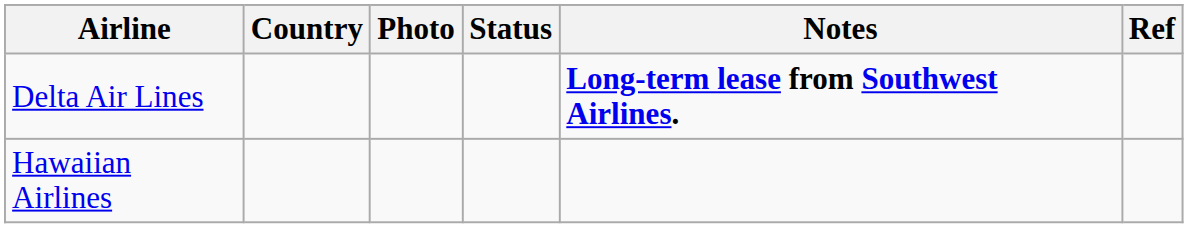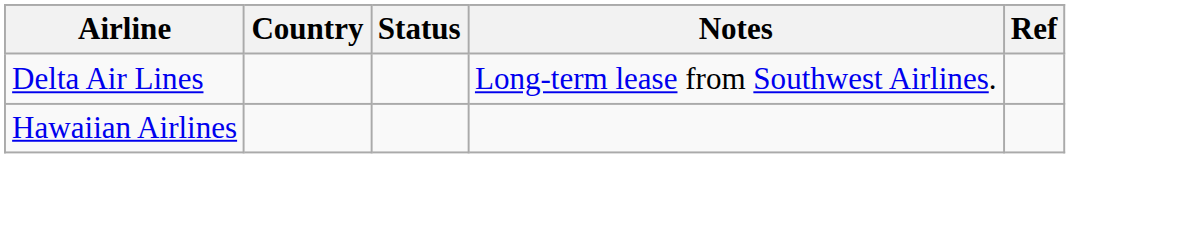- column: (416, 29)
(782, 95) bold -> (736, 78) normal
